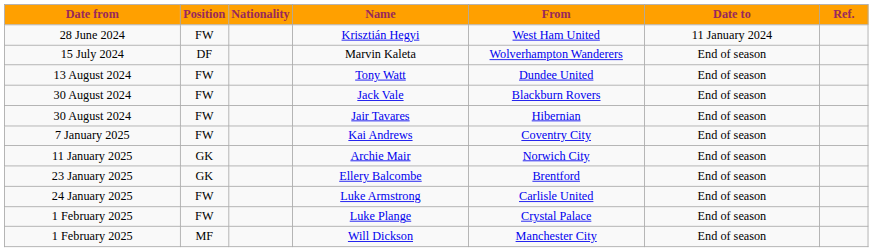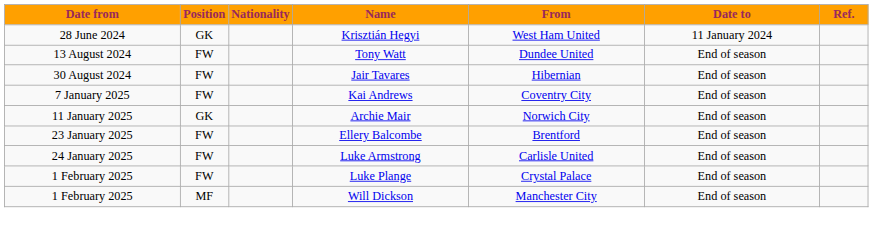(204, 35) FW -> (204, 35) GK
- row: (380, 55)
- row: (380, 95)
(204, 176) GK -> (204, 136) FW
